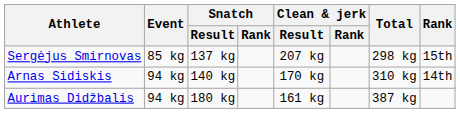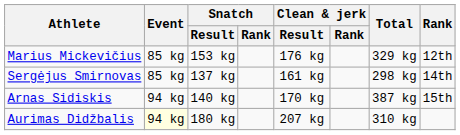+ row: (74, 56)
(302, 56) 207 kg -> (302, 77) 161 kg
(438, 56) 15th -> (438, 77) 14th
(394, 77) 310 kg -> (394, 98) 387 kg
(438, 77) 14th -> (438, 98) 15th
(166, 98) no background -> (166, 119) lightyellow background
(302, 98) 161 kg -> (302, 119) 207 kg
(394, 98) 387 kg -> (394, 119) 310 kg
